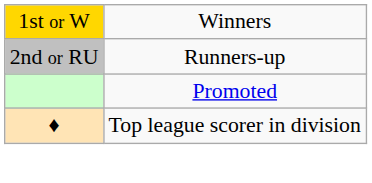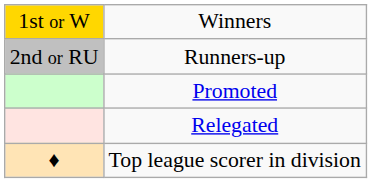+ row: (235, 125)
